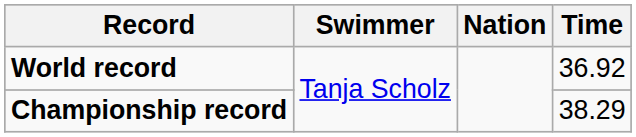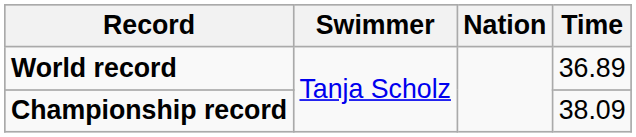(592, 68) 36.92 -> (592, 68) 36.89
(592, 110) 38.29 -> (592, 110) 38.09
